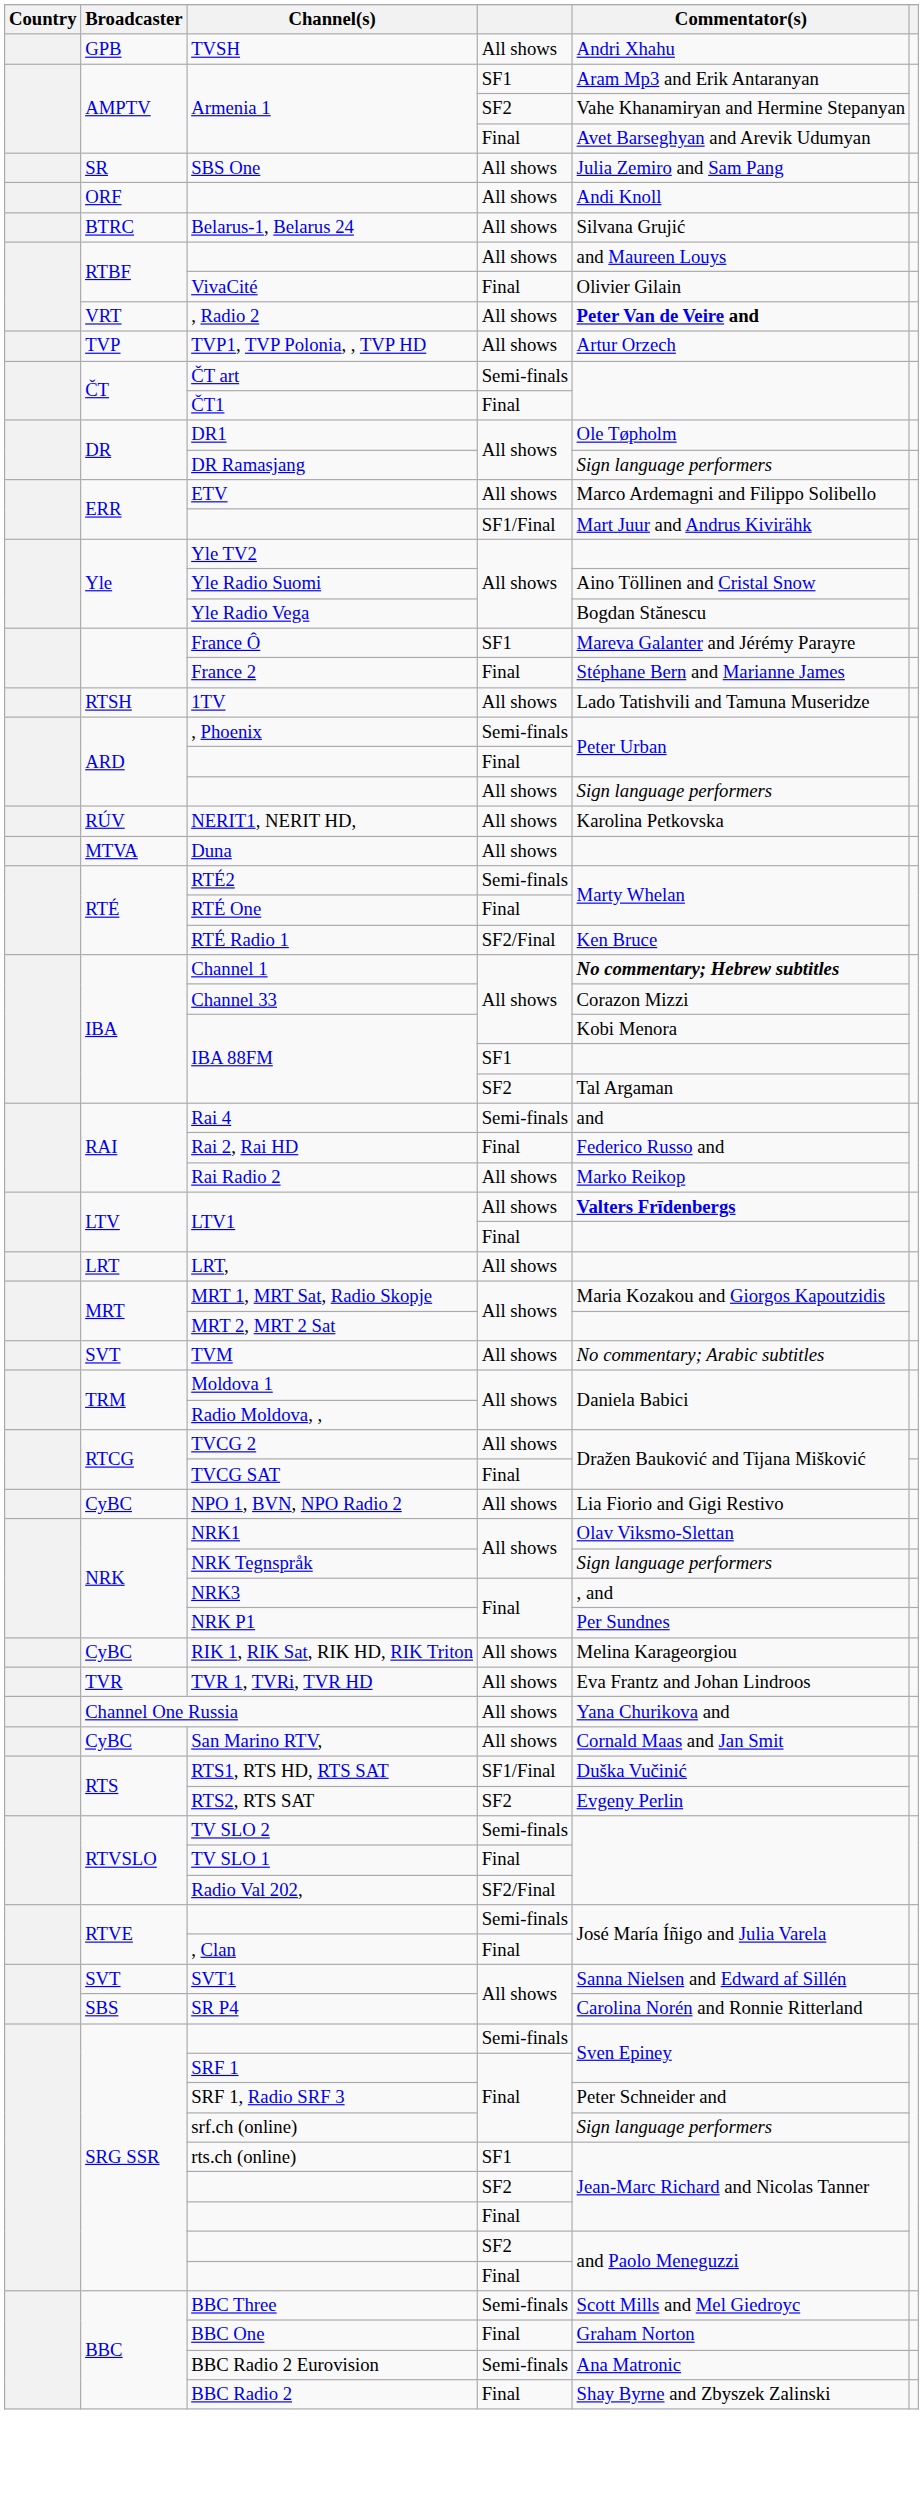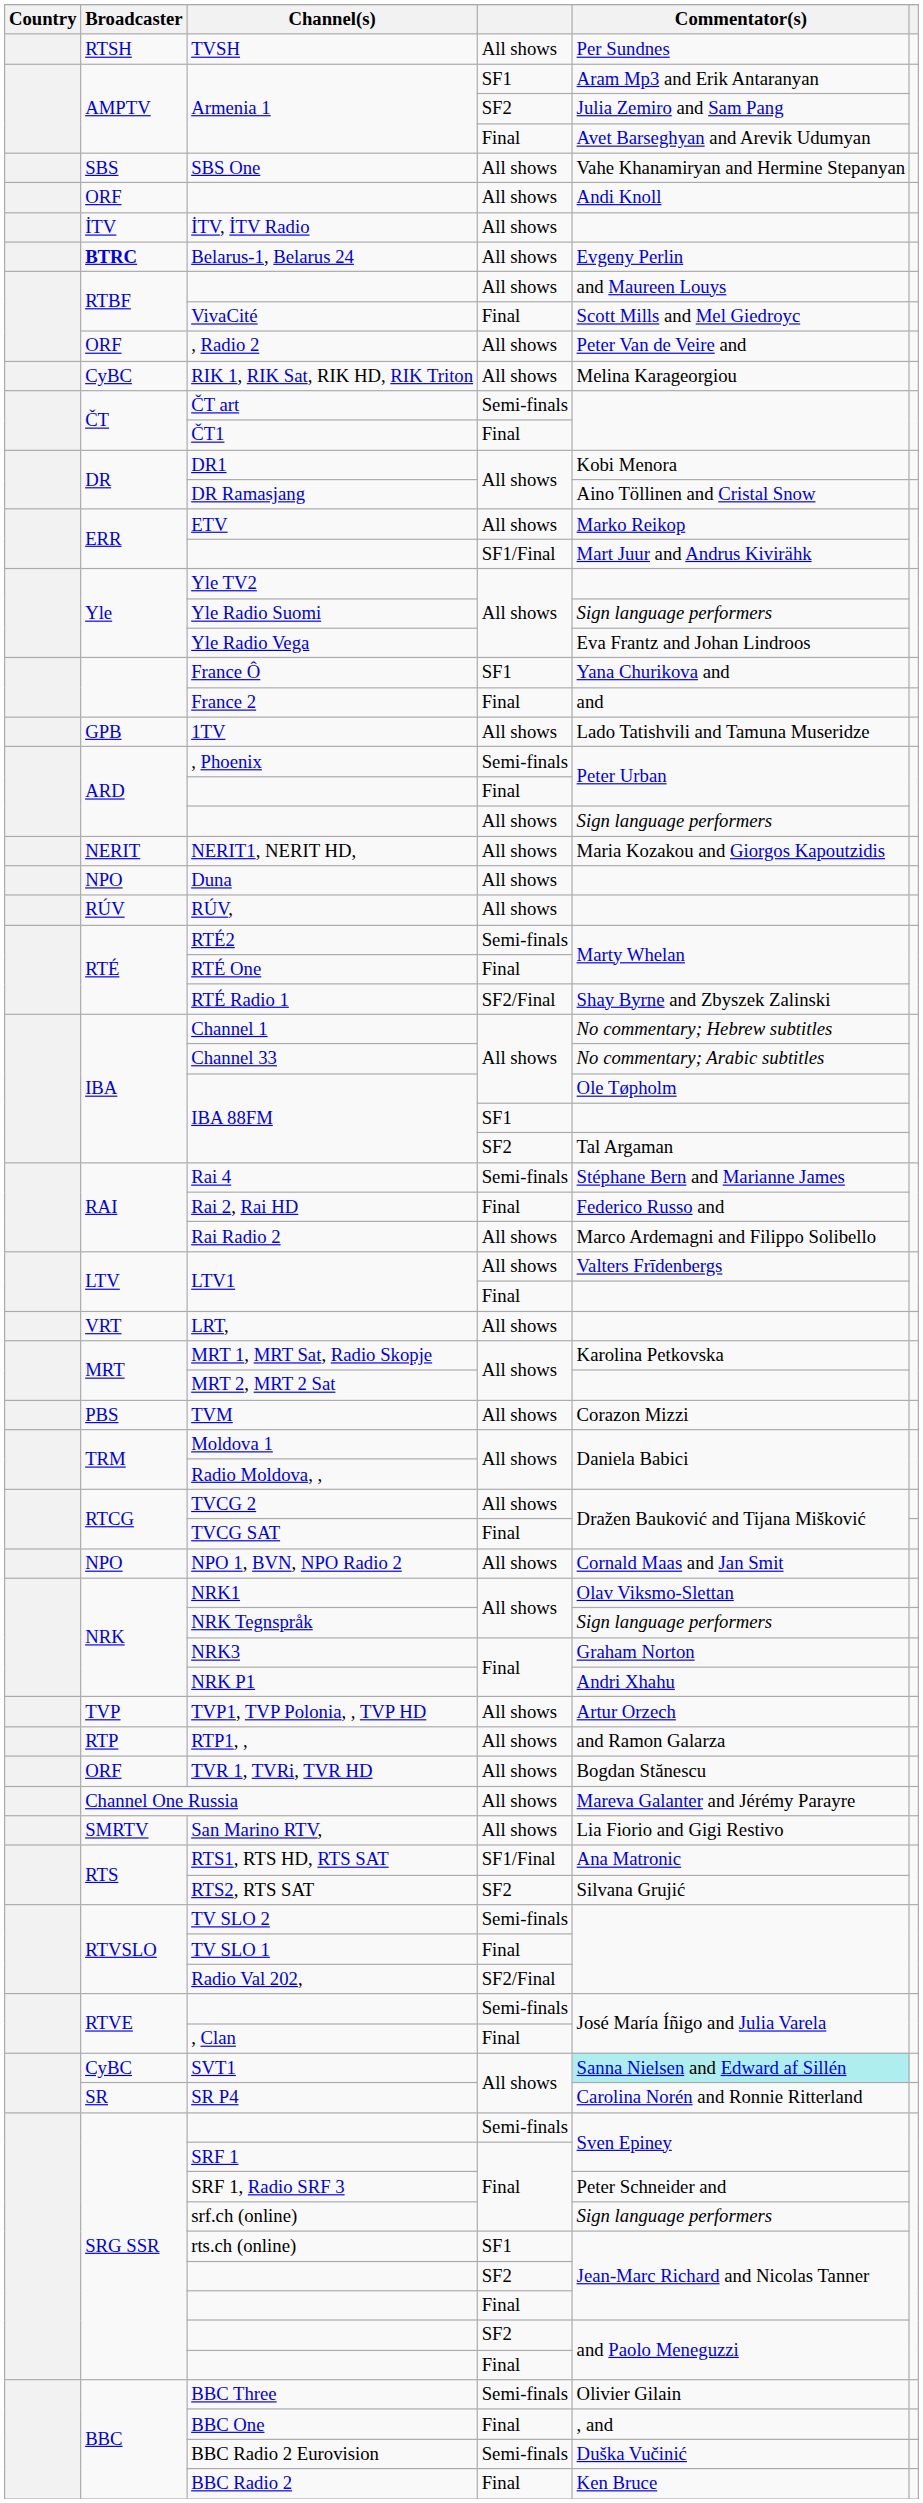(103, 49) GPB -> (108, 49) RTSH
(626, 49) Andri Xhahu -> (623, 49) Per Sundnes
(741, 108) Vahe Khanamiryan and Hermine Stepanyan -> (680, 108) Julia Zemiro and Sam Pang
(97, 167) SR -> (102, 167) SBS
(680, 167) Julia Zemiro and Sam Pang -> (741, 167) Vahe Khanamiryan and Hermine Stepanyan
+ row: (250, 227)
(110, 227) normal -> (111, 256) bold
(631, 227) Silvana Grujić -> (630, 256) Evgeny Perlin
(629, 286) Olivier Gilain -> (688, 316) Scott Mills and Mel Giedroyc
(103, 316) VRT -> (103, 345) ORF
(668, 316) bold -> (662, 345) normal
rows swapped: (332, 1652) <-> (309, 345)
(627, 434) Ole Tøpholm -> (627, 464) Kobi Menora
(674, 464) Sign language performers -> (696, 494) Aino Töllinen and Cristal Snow
(726, 494) Marco Ardemagni and Filippo Solibello -> (631, 524) Marko Reikop
(696, 583) Aino Töllinen and Cristal Snow -> (674, 613) Sign language performers
(641, 613) Bogdan Stănescu -> (694, 642) Eva Frantz and Johan Lindroos
(716, 642) Mareva Galanter and Jérémy Parayre -> (653, 672) Yana Churikova and
(711, 672) Stéphane Bern and Marianne James -> (590, 702) and
(108, 702) RTSH -> (103, 731) GPB
(105, 820) RÚV -> (113, 850) NERIT
(650, 820) Karolina Petkovska -> (731, 850) Maria Kozakou and Giorgos Kapoutzidis
(111, 850) MTVA -> (104, 880) NPO
+ row: (212, 910)
(617, 939) Ken Bruce -> (703, 999) Shay Byrne and Zbyszek Zalinski
(708, 969) bold -> (704, 1028) normal
(633, 999) Corazon Mizzi -> (700, 1058) No commentary; Arabic subtitles
(627, 1028) Kobi Menora -> (627, 1088) Ole Tøpholm
(590, 1117) and -> (711, 1177) Stéphane Bern and Marianne James
(631, 1177) Marko Reikop -> (726, 1236) Marco Ardemagni and Filippo Solibello
(656, 1206) bold -> (650, 1266) normal
(102, 1266) LRT -> (103, 1325) VRT
(731, 1295) Maria Kozakou and Giorgos Kapoutzidis -> (650, 1355) Karolina Petkovska
(103, 1355) SVT -> (102, 1414) PBS
(700, 1355) No commentary; Arabic subtitles -> (633, 1414) Corazon Mizzi
(109, 1503) CyBC -> (104, 1563) NPO
(680, 1503) Lia Fiorio and Gigi Restivo -> (680, 1563) Cornald Maas and Jan Smit
(595, 1592) , and -> (636, 1652) Graham Norton
(623, 1622) Per Sundnes -> (626, 1681) Andri Xhahu
+ row: (219, 1741)
(104, 1681) TVR -> (103, 1770) ORF
(694, 1681) Eva Frantz and Johan Lindroos -> (641, 1770) Bogdan Stănescu
(653, 1711) Yana Churikova and -> (716, 1800) Mareva Galanter and Jérémy Parayre
(109, 1741) CyBC -> (117, 1830) SMRTV
(680, 1741) Cornald Maas and Jan Smit -> (680, 1830) Lia Fiorio and Gigi Restivo
(632, 1770) Duška Vučinić -> (629, 1860) Ana Matronic
(630, 1800) Evgeny Perlin -> (631, 1889) Silvana Grujić
(103, 1978) SVT -> (109, 2067) CyBC
(712, 1978) no background -> (712, 2067) paleturquoise background
(102, 2008) SBS -> (97, 2097) SR
(688, 2305) Scott Mills and Mel Giedroyc -> (629, 2394) Olivier Gilain
(636, 2335) Graham Norton -> (595, 2424) , and
(629, 2364) Ana Matronic -> (632, 2453) Duška Vučinić
(703, 2394) Shay Byrne and Zbyszek Zalinski -> (617, 2483) Ken Bruce
